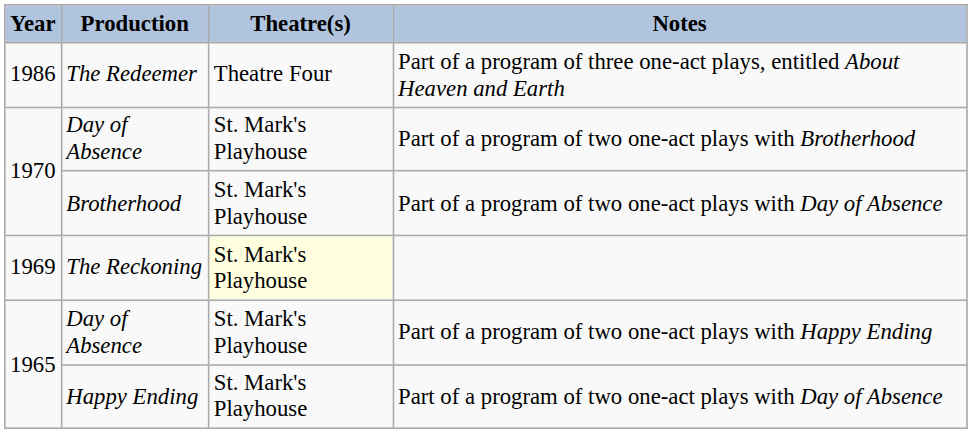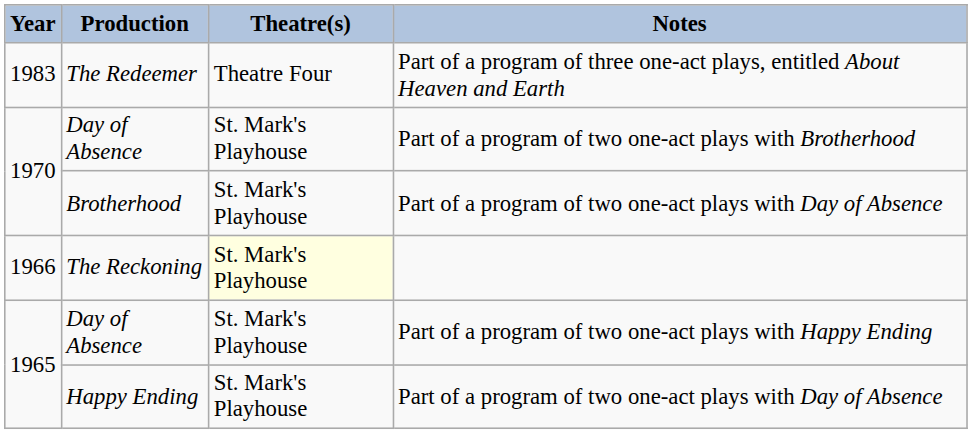(33, 74) 1986 -> (33, 74) 1983
(33, 267) 1969 -> (33, 267) 1966
